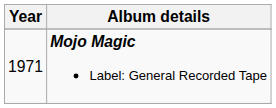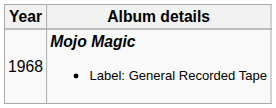(26, 66) 1971 -> (26, 66) 1968
